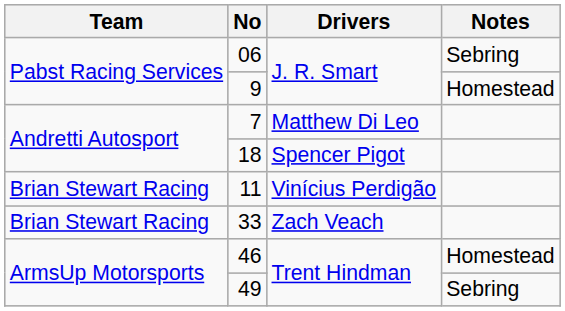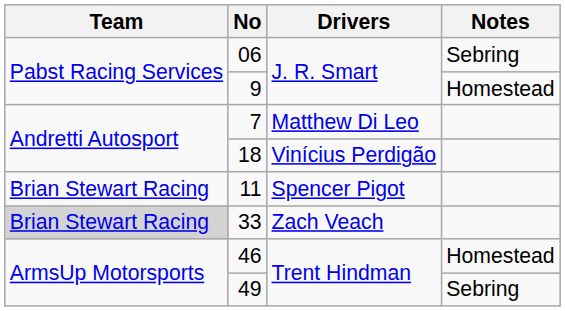(338, 155) Spencer Pigot -> (354, 155) Vinícius Perdigão
(354, 188) Vinícius Perdigão -> (338, 188) Spencer Pigot
(109, 222) no background -> (109, 222) lightgrey background
